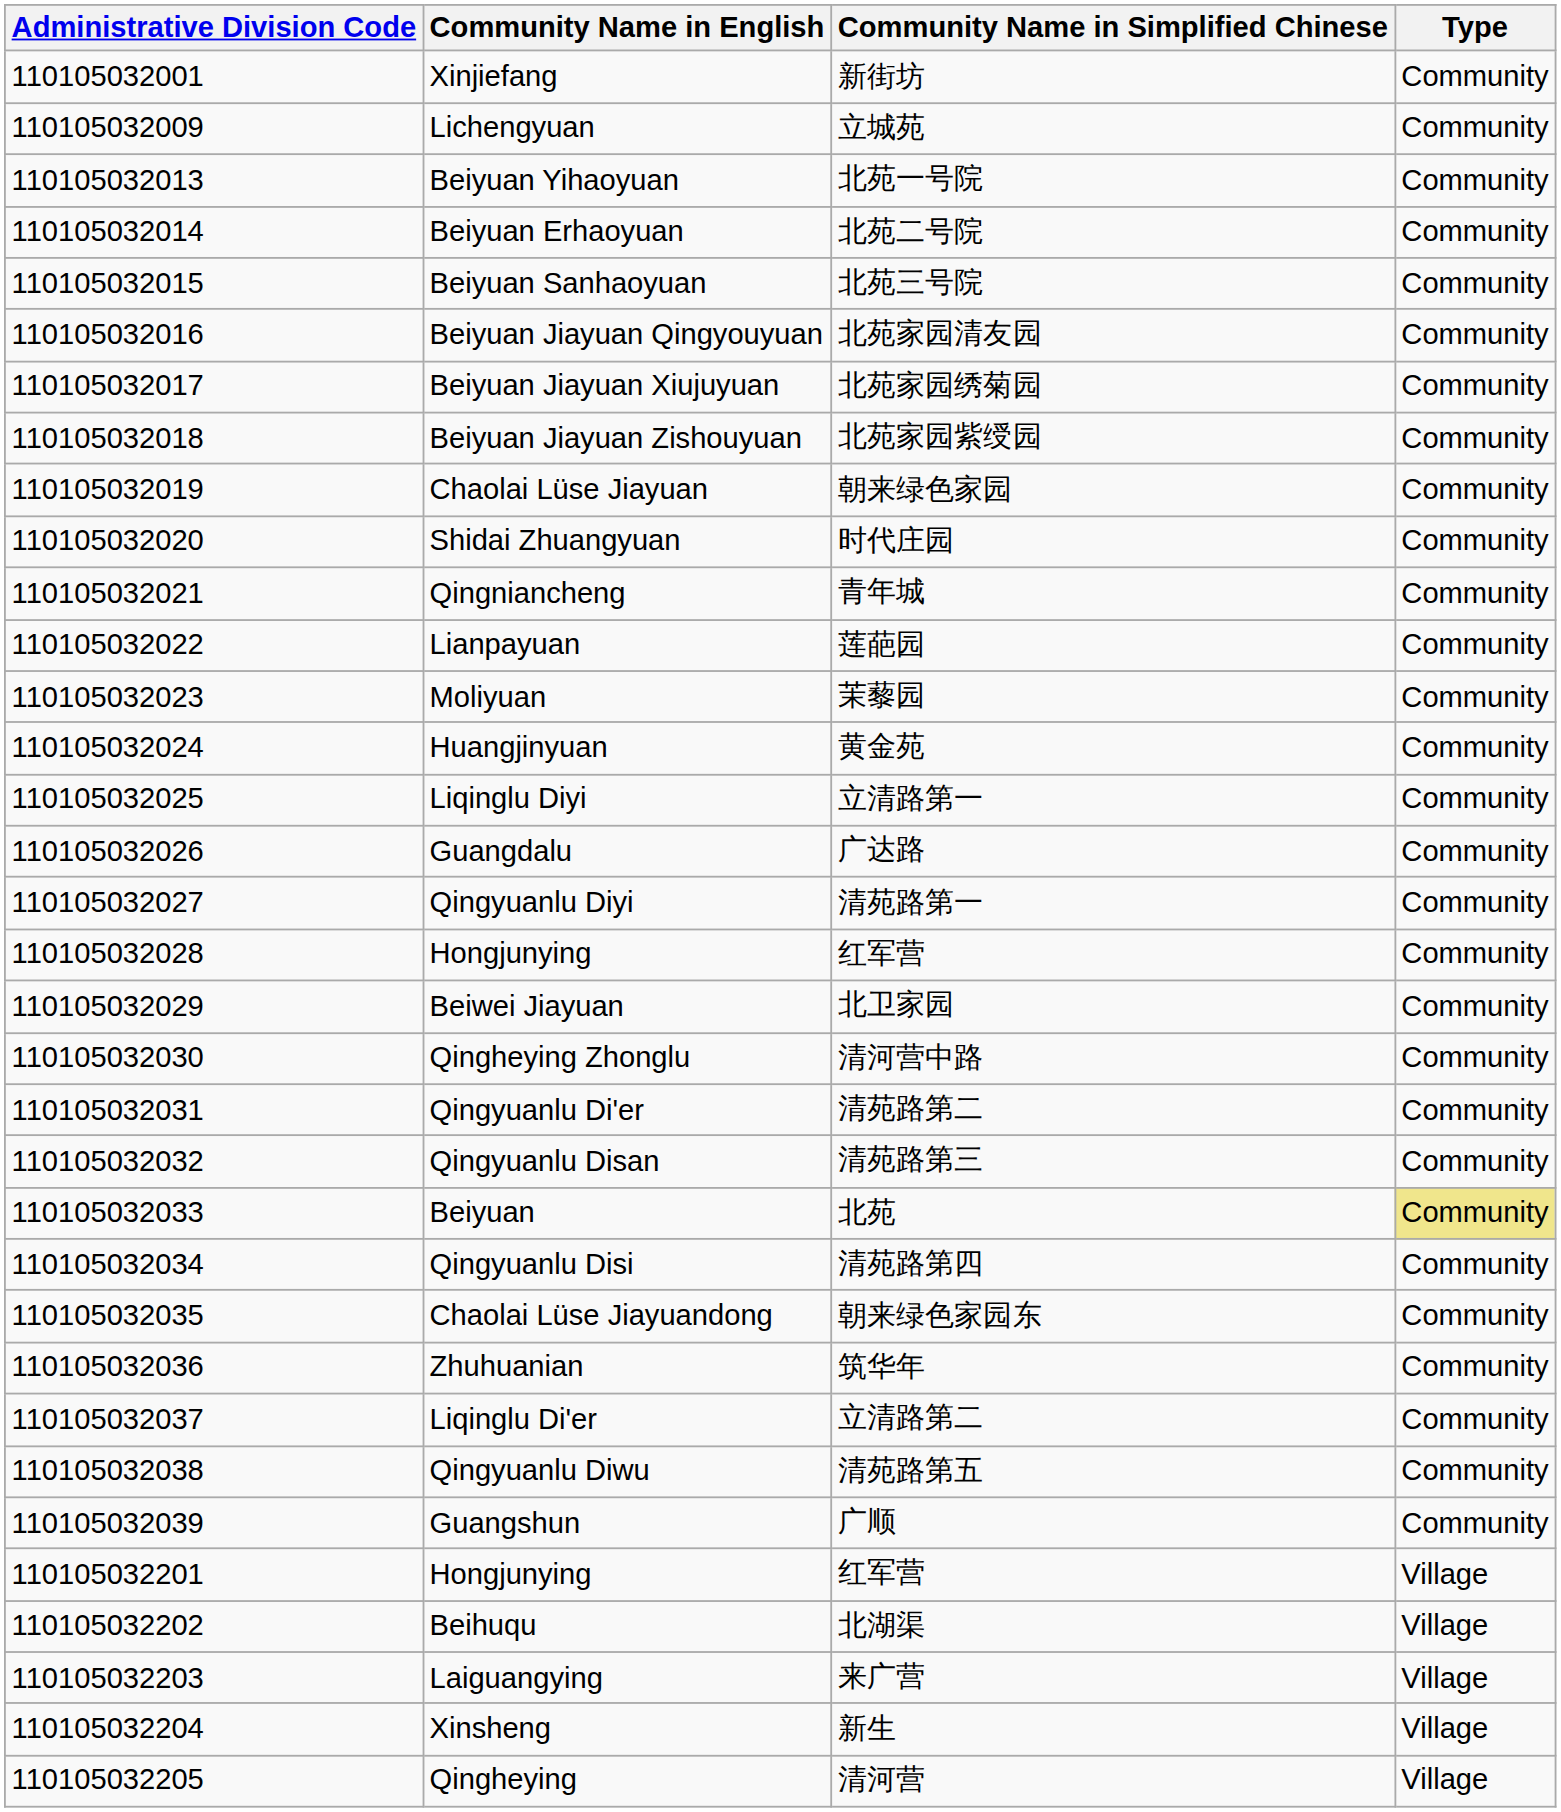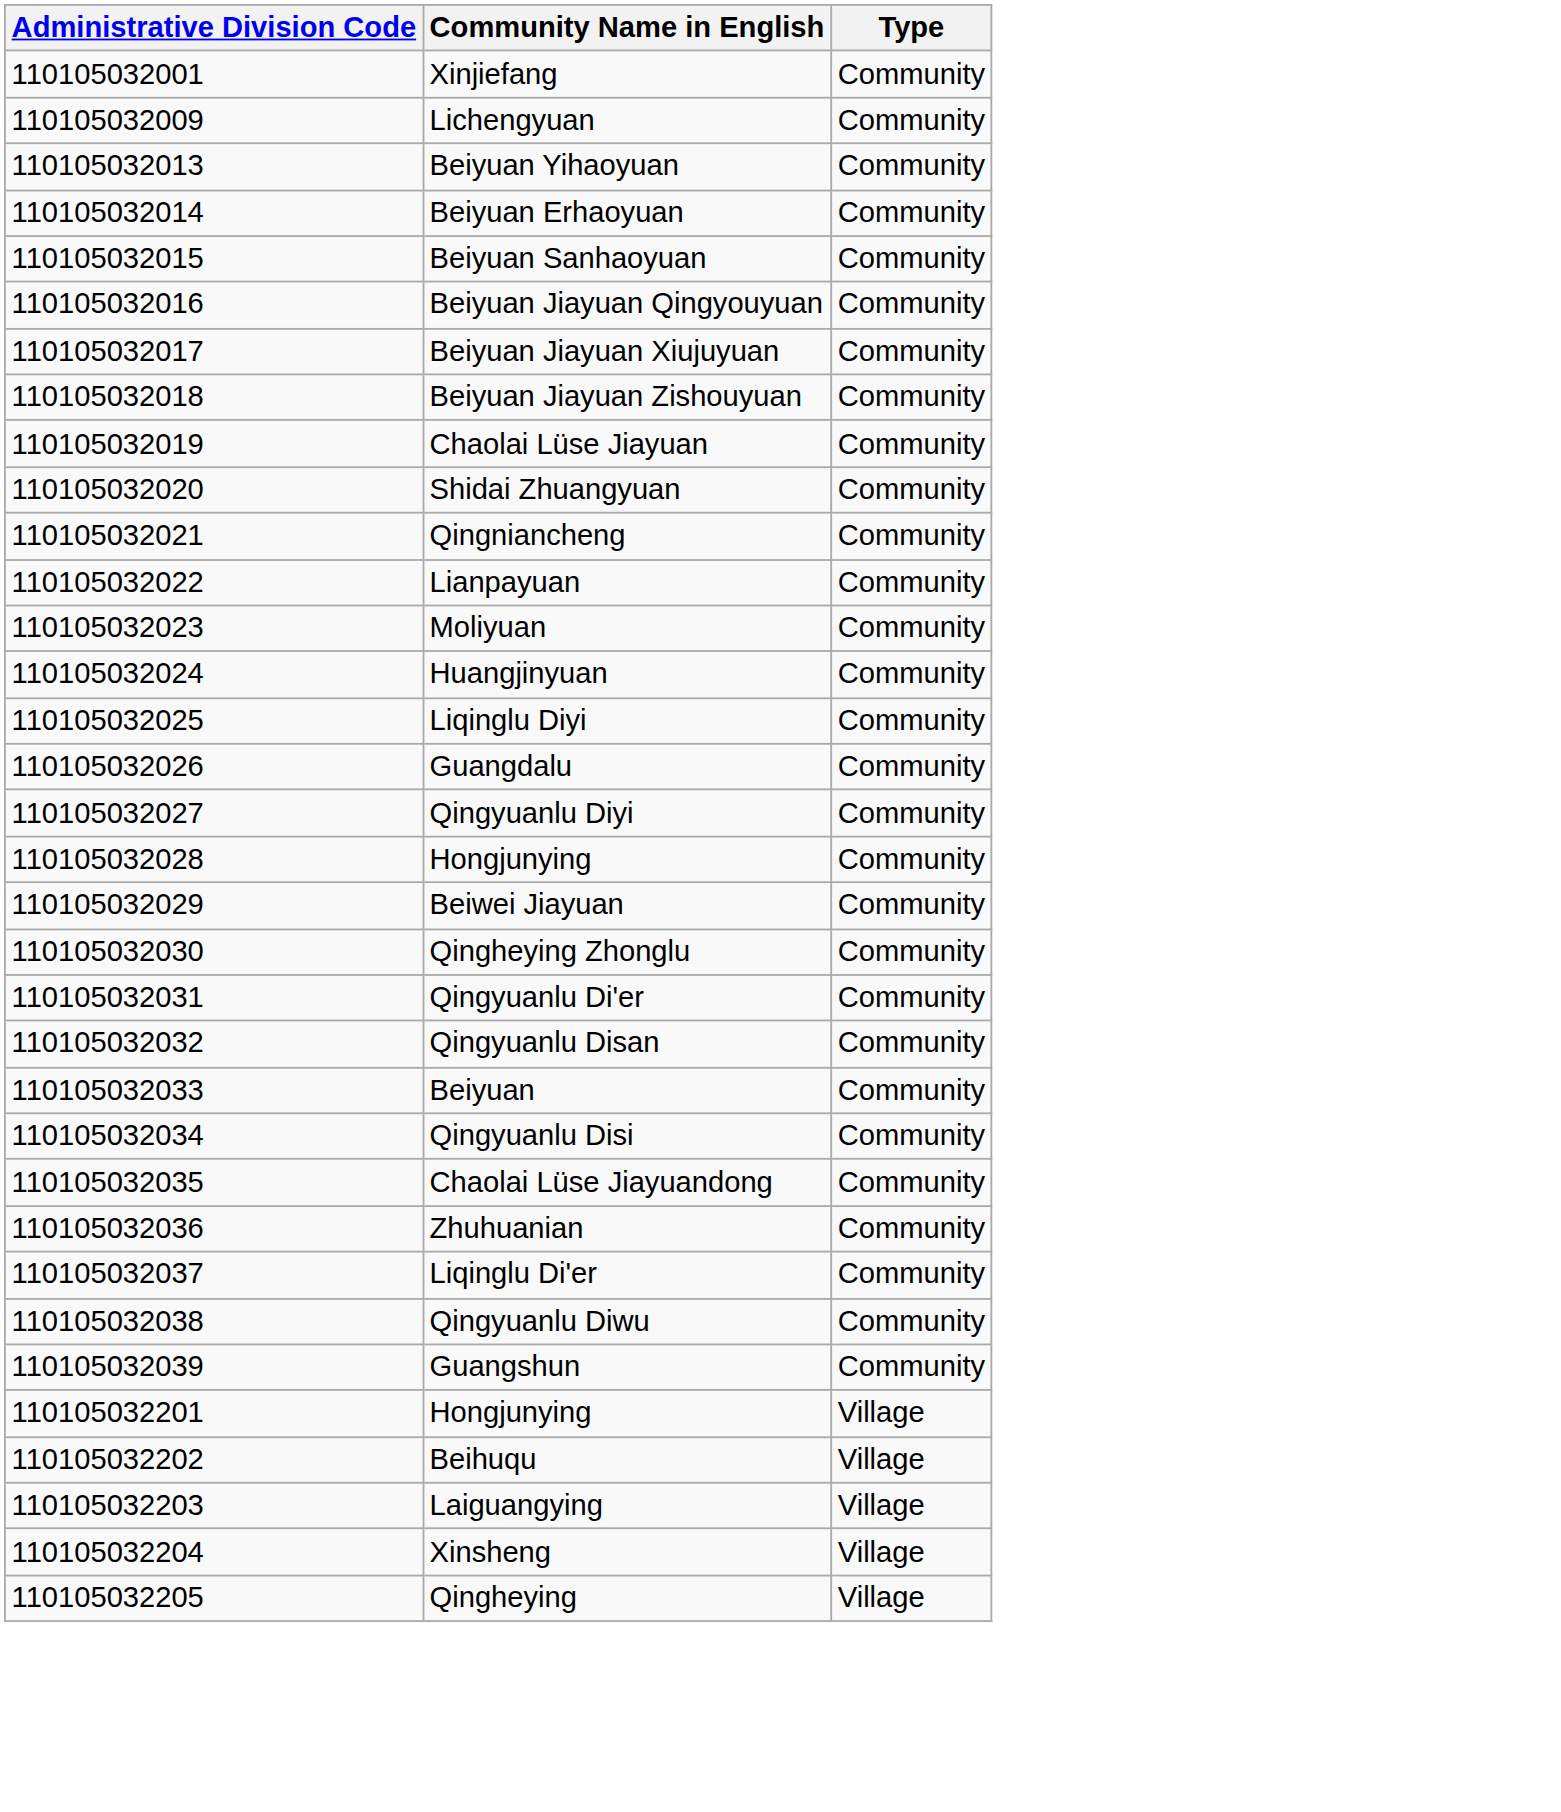- column: (1113, 27)
(1475, 1212) khaki background -> (911, 1089) no background
